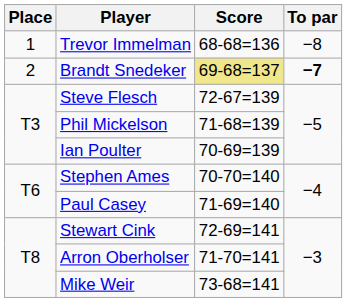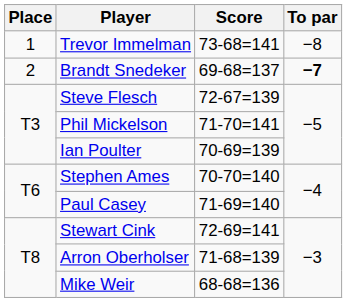(239, 44) 68-68=136 -> (239, 44) 73-68=141
(239, 71) khaki background -> (239, 71) no background
(239, 124) 71-68=139 -> (239, 124) 71-70=141
(239, 257) 71-70=141 -> (239, 257) 71-68=139
(239, 284) 73-68=141 -> (239, 284) 68-68=136
